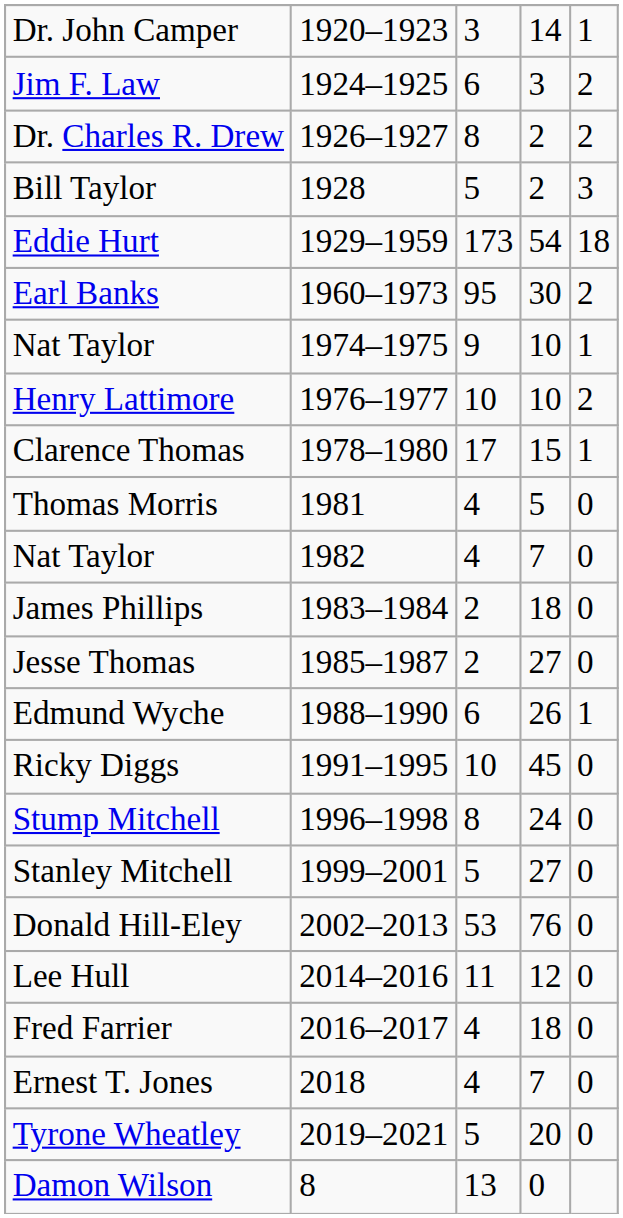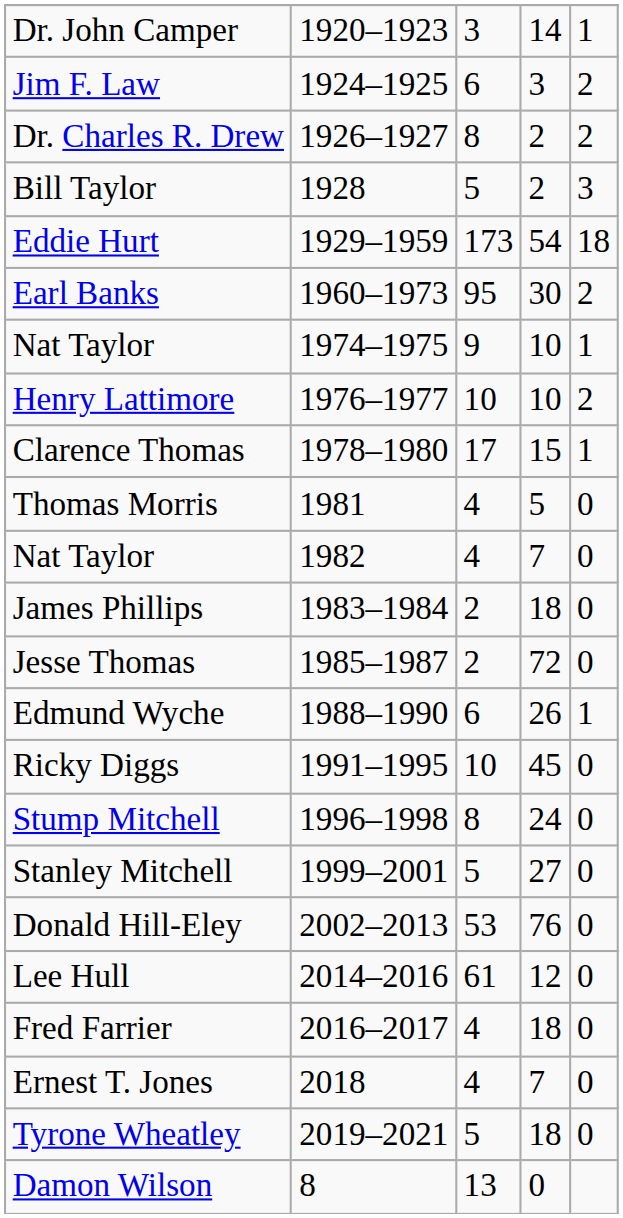(545, 661) 27 -> (545, 661) 72
(480, 976) 11 -> (480, 976) 61
(545, 1133) 20 -> (545, 1133) 18
